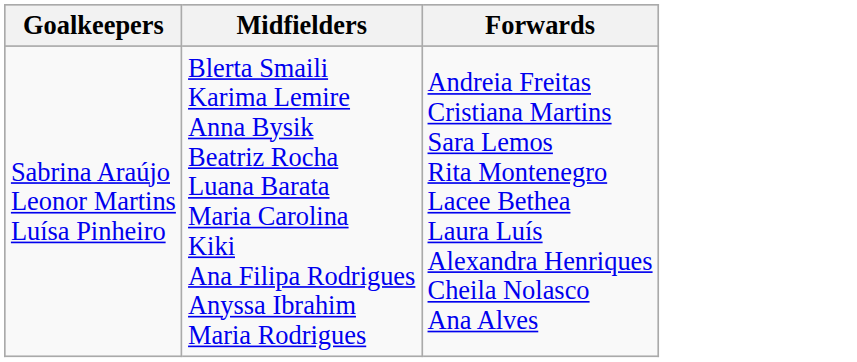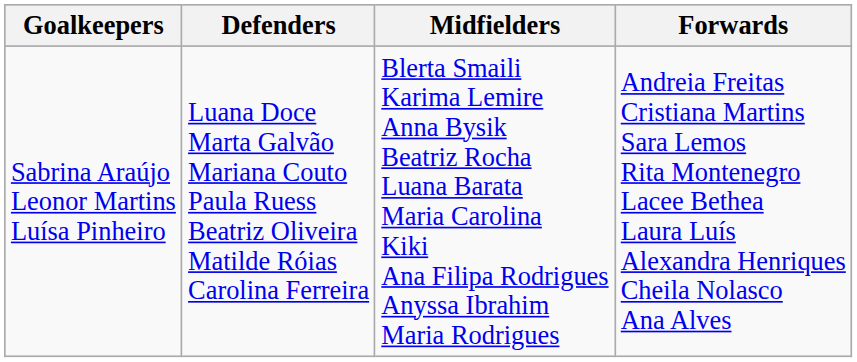+ column: (279, 25)
